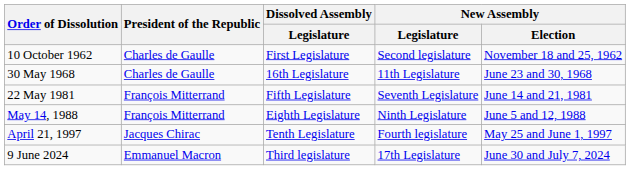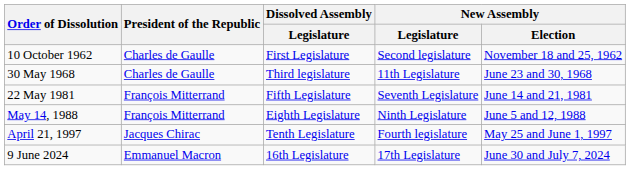(307, 74) 16th Legislature -> (308, 74) Third legislature
(308, 154) Third legislature -> (307, 154) 16th Legislature
